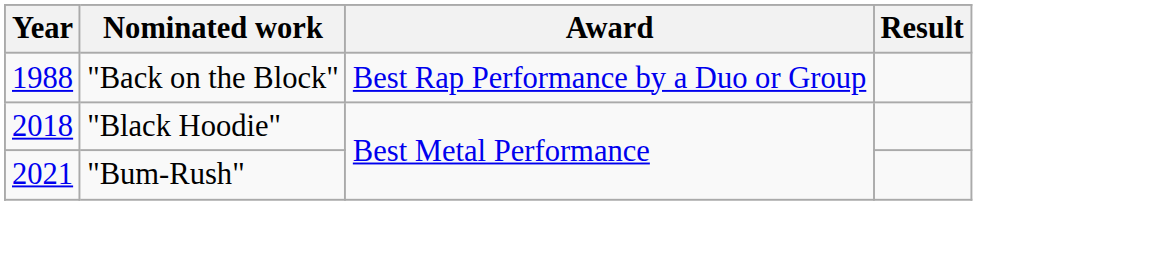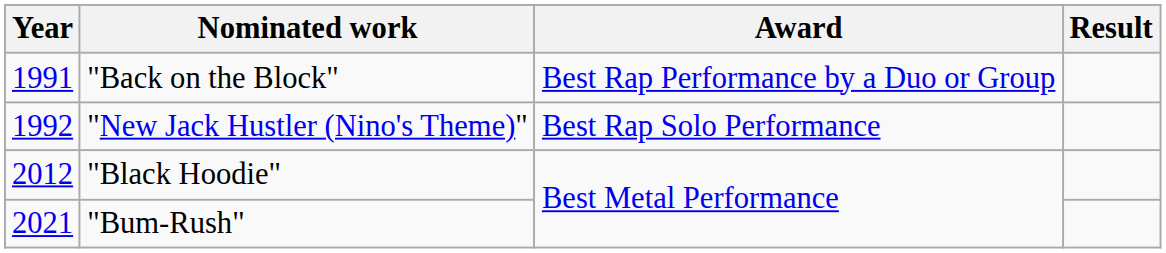(43, 77) 1988 -> (43, 77) 1991
+ row: (308, 125)
(43, 125) 2018 -> (43, 174) 2012
